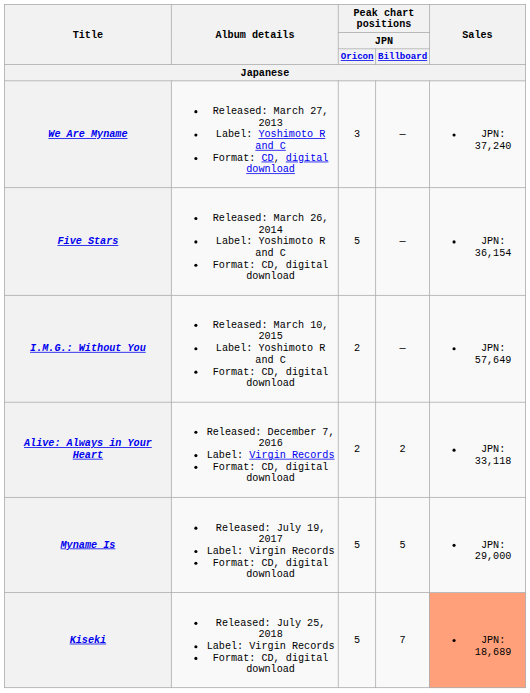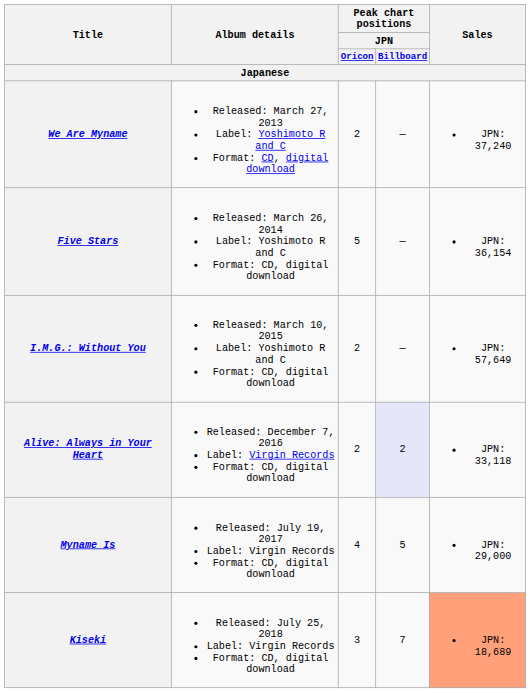(357, 135) 3 -> (357, 135) 2
(403, 450) no background -> (403, 450) lavender background
(357, 545) 5 -> (357, 545) 4
(357, 640) 5 -> (357, 640) 3
